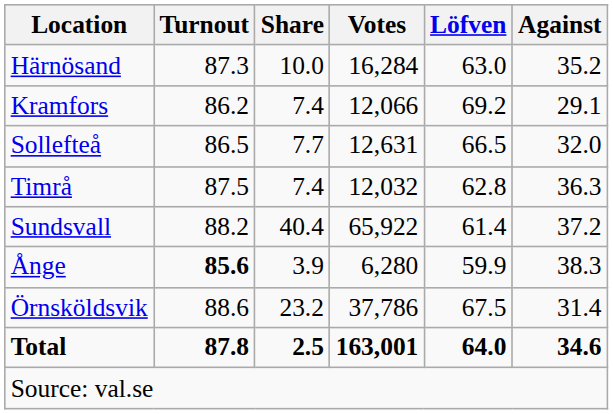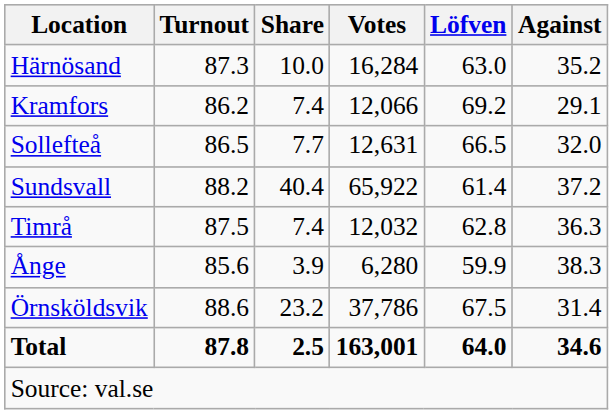rows swapped: (61, 226) <-> (41, 186)
(227, 266) bold -> (227, 266) normal
